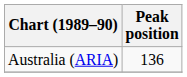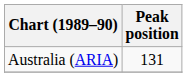(152, 59) 136 -> (152, 59) 131
